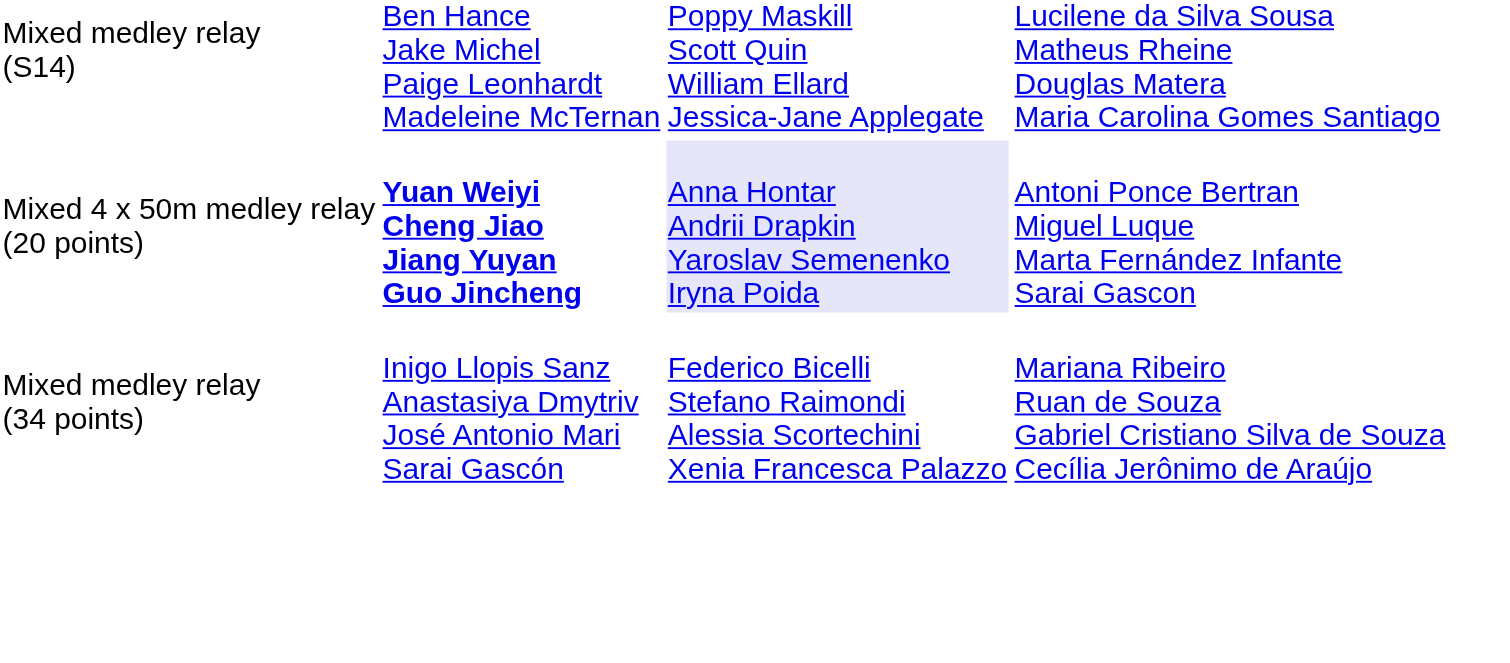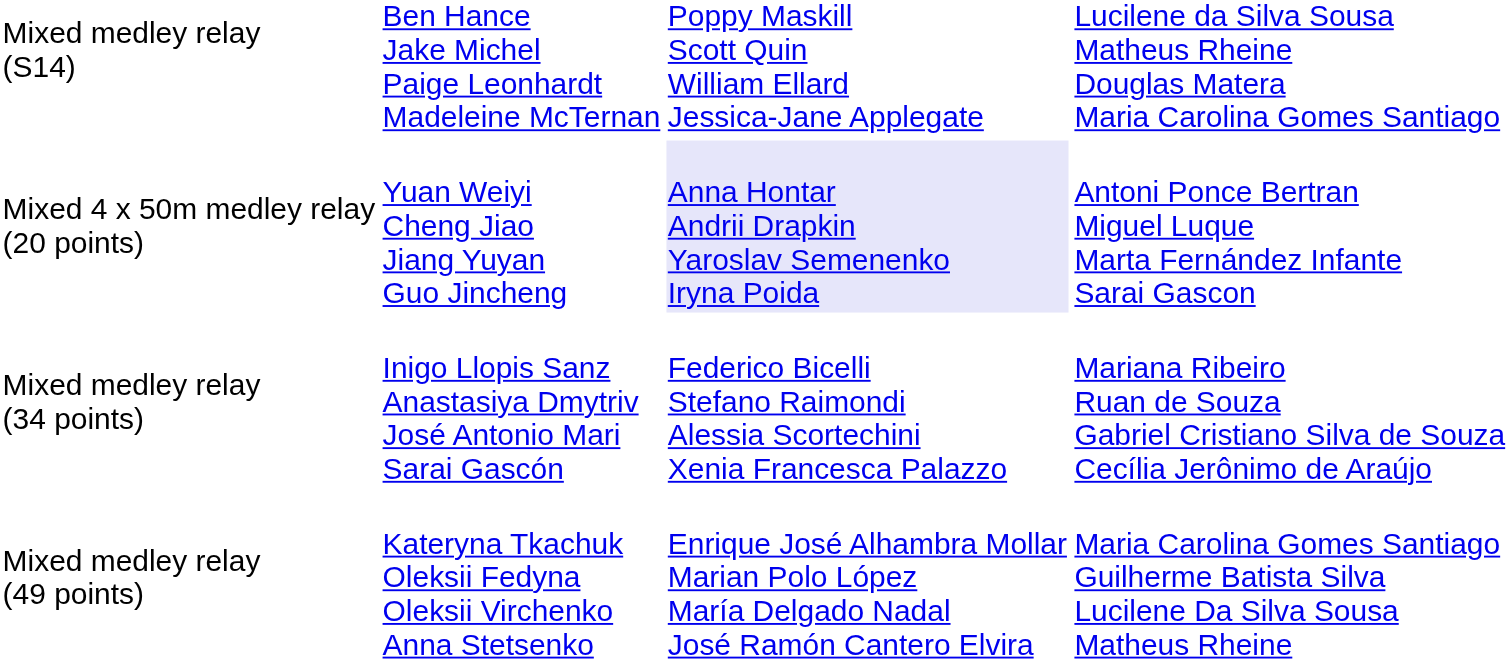(482, 242) bold -> (475, 242) normal
+ row: (131, 577)
